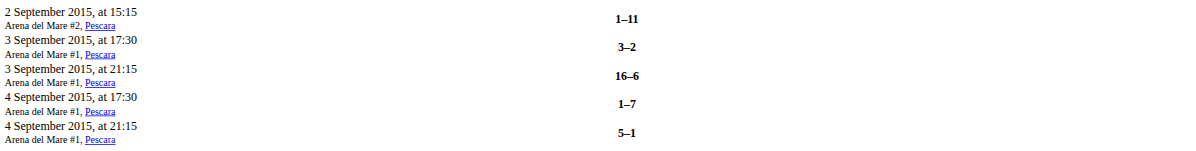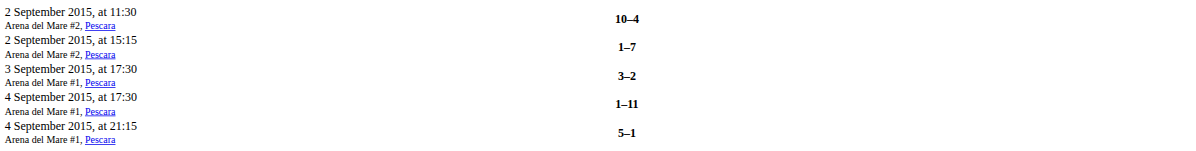+ row: (71, 18)
(627, 18) 1–11 -> (627, 47) 1–7
- row: (71, 75)
(627, 104) 1–7 -> (627, 104) 1–11
